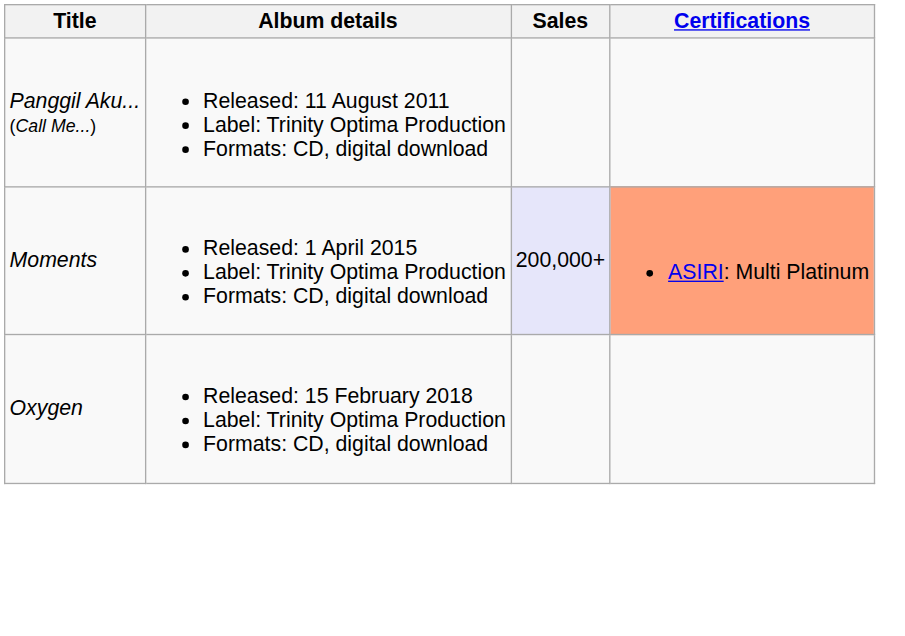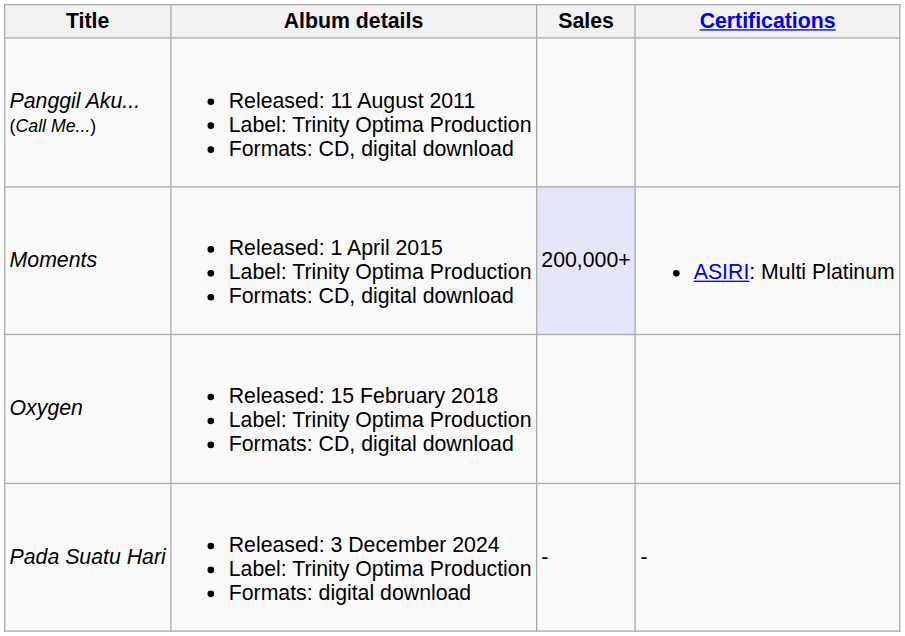(742, 273) lightsalmon background -> (768, 273) no background
+ row: (88, 556)
